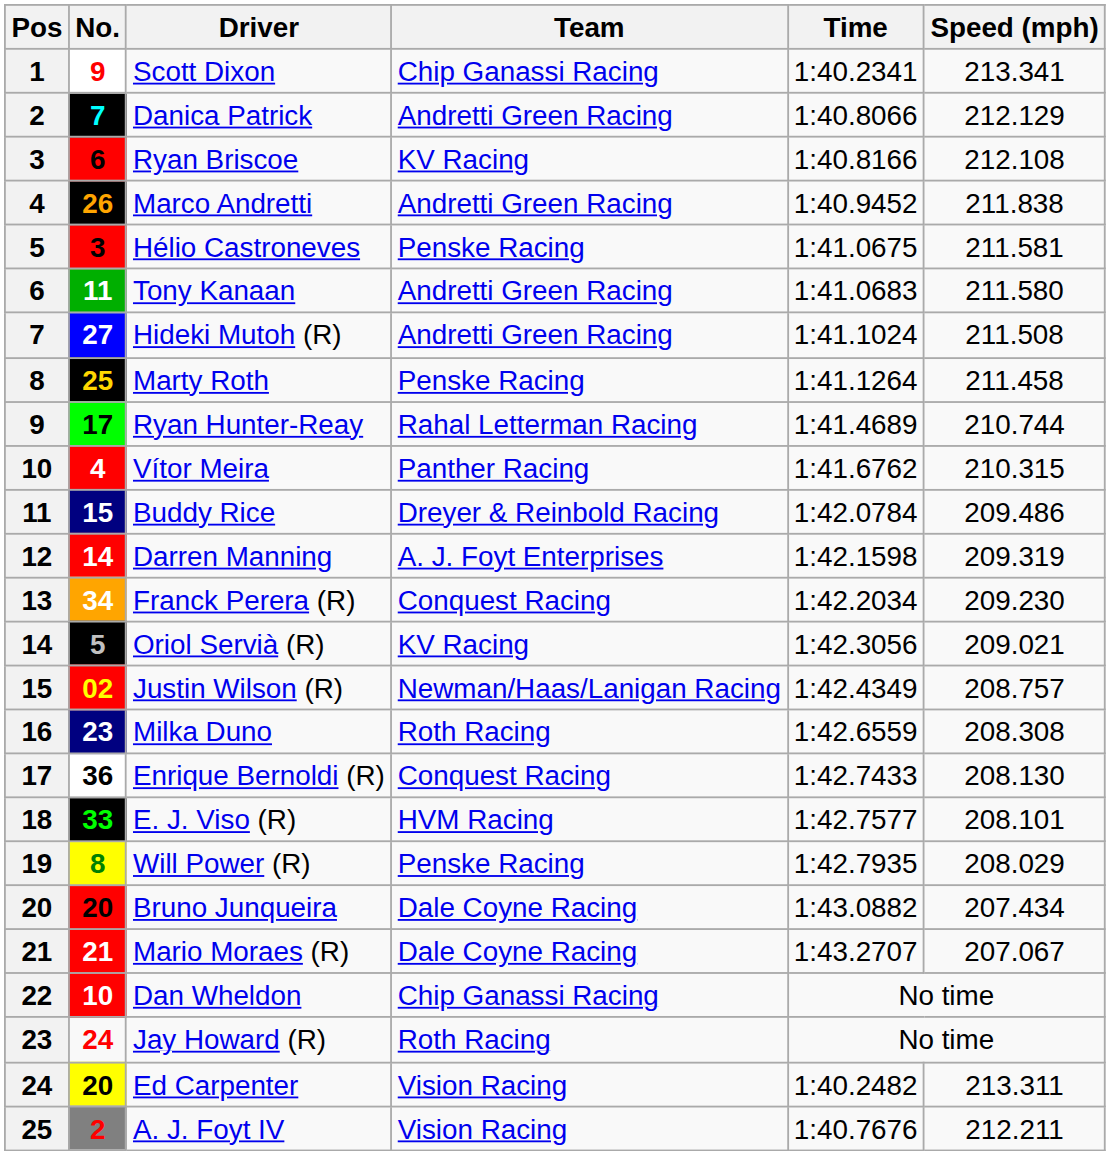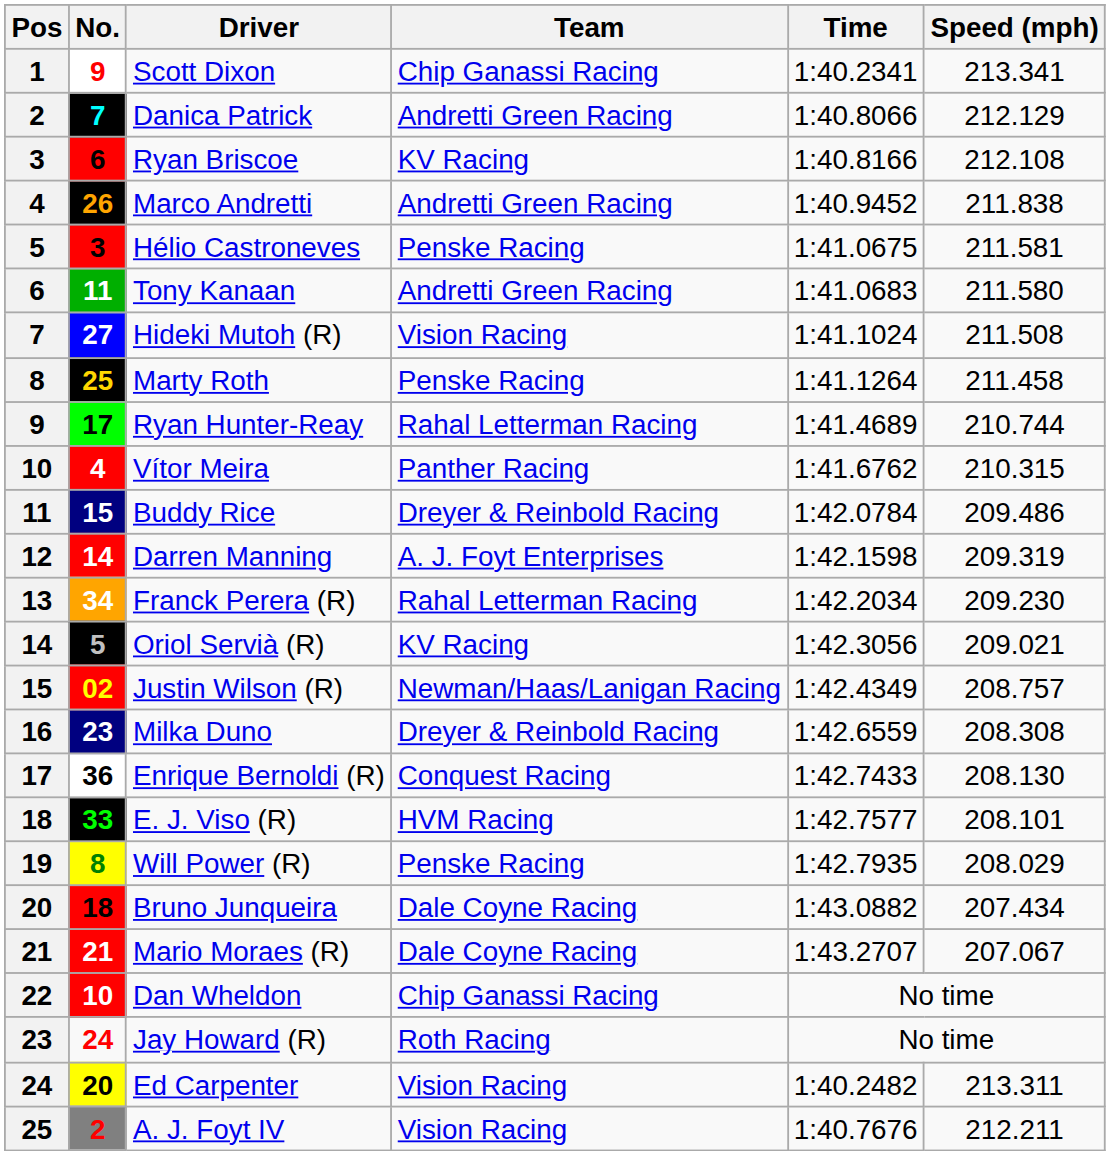(535, 335) Andretti Green Racing -> (482, 335) Vision Racing
(504, 600) Conquest Racing -> (548, 600) Rahal Letterman Racing
(474, 732) Roth Racing -> (558, 732) Dreyer & Reinbold Racing
(98, 908) 20 -> (98, 908) 18
